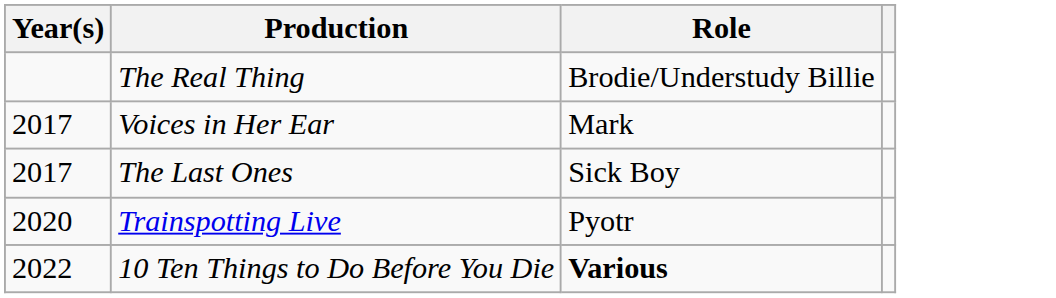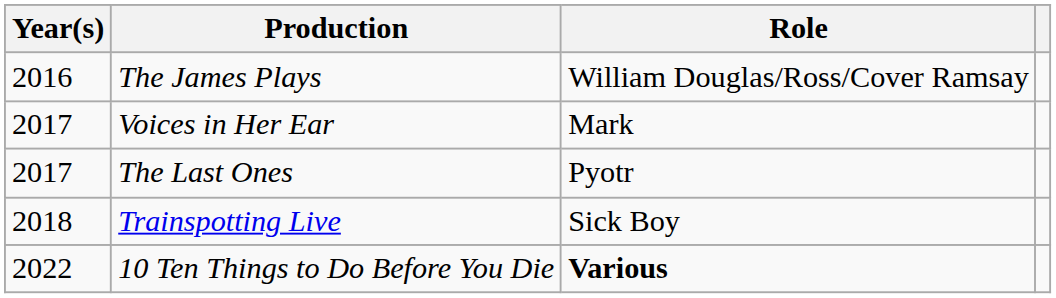- row: (211, 76)
+ row: (220, 76)
(624, 172) Sick Boy -> (601, 172) Pyotr
(42, 220) 2020 -> (42, 220) 2018
(601, 220) Pyotr -> (624, 220) Sick Boy
